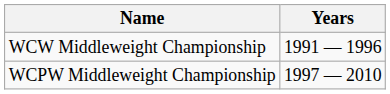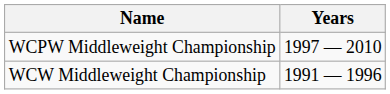rows swapped: (137, 46) <-> (142, 74)
